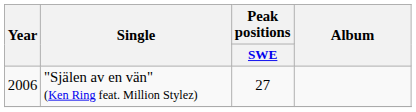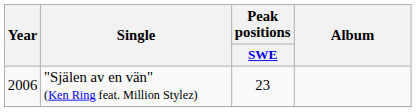(263, 86) 27 -> (263, 86) 23
